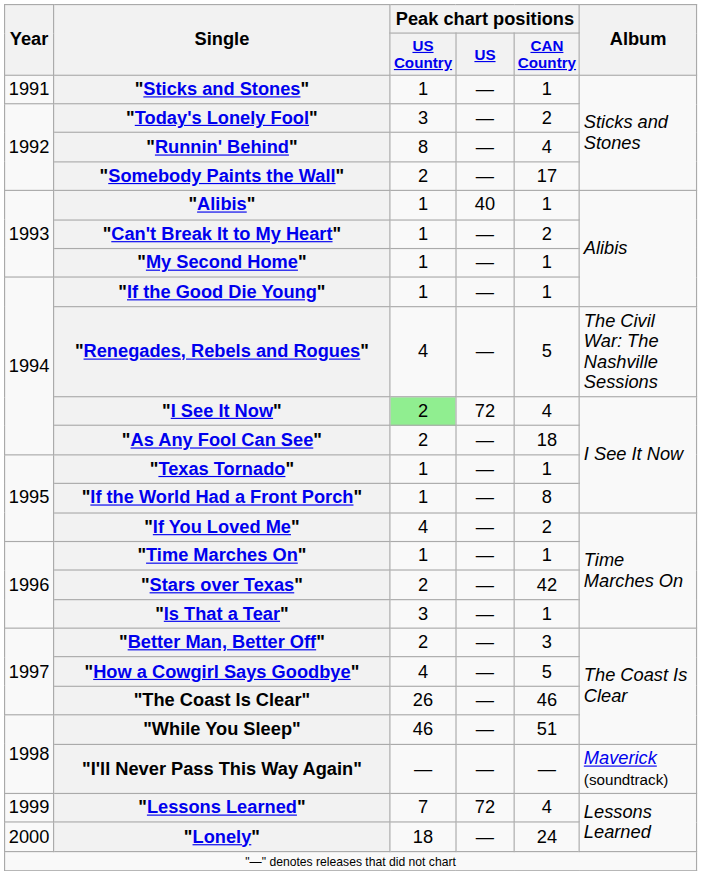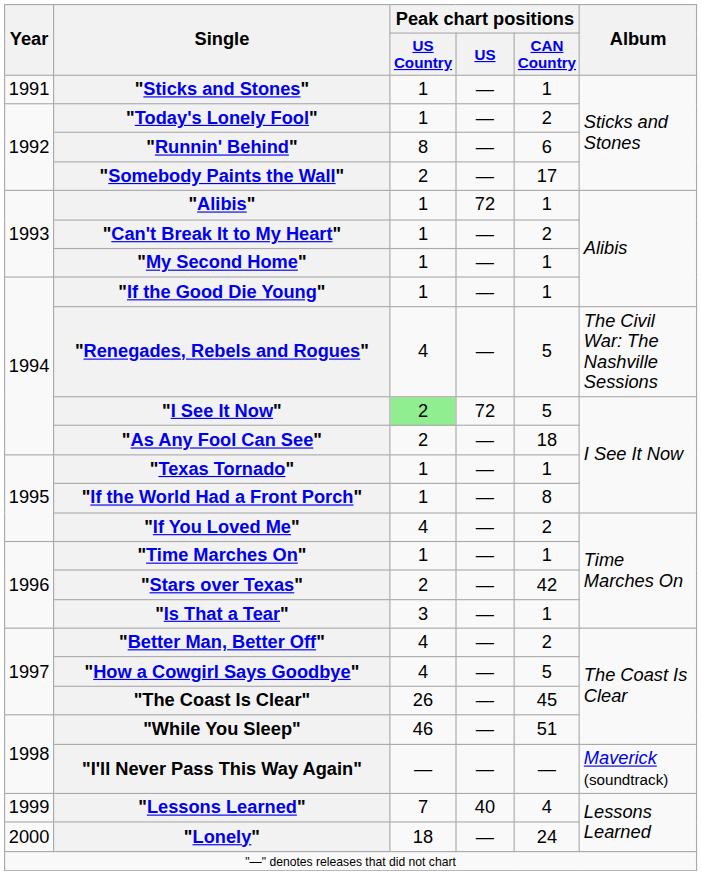(423, 118) 3 -> (423, 118) 1
(547, 147) 4 -> (547, 147) 6
(485, 204) 40 -> (485, 204) 72
(547, 411) 4 -> (547, 411) 5
(423, 642) 2 -> (423, 642) 4
(547, 642) 3 -> (547, 642) 2
(547, 700) 46 -> (547, 700) 45
(485, 807) 72 -> (485, 807) 40
